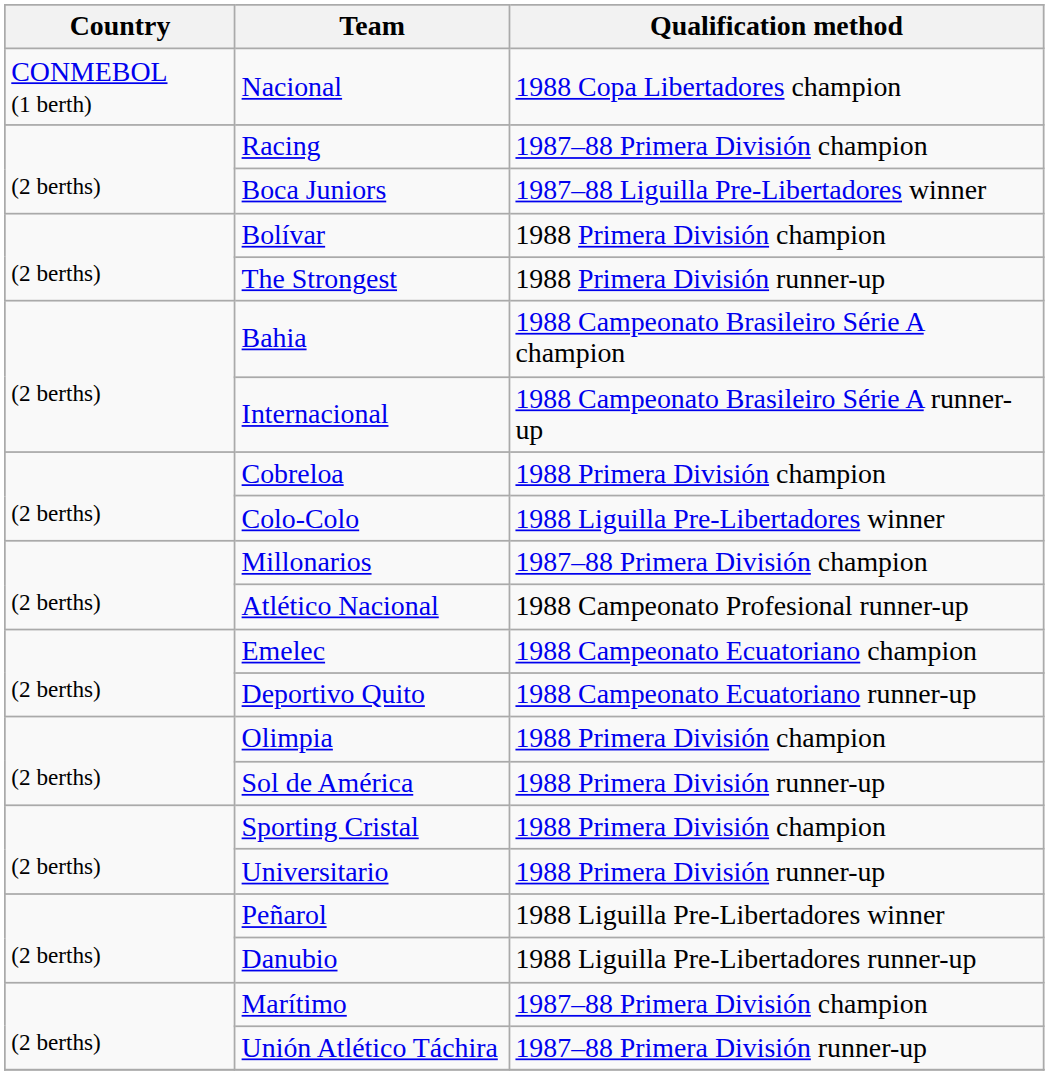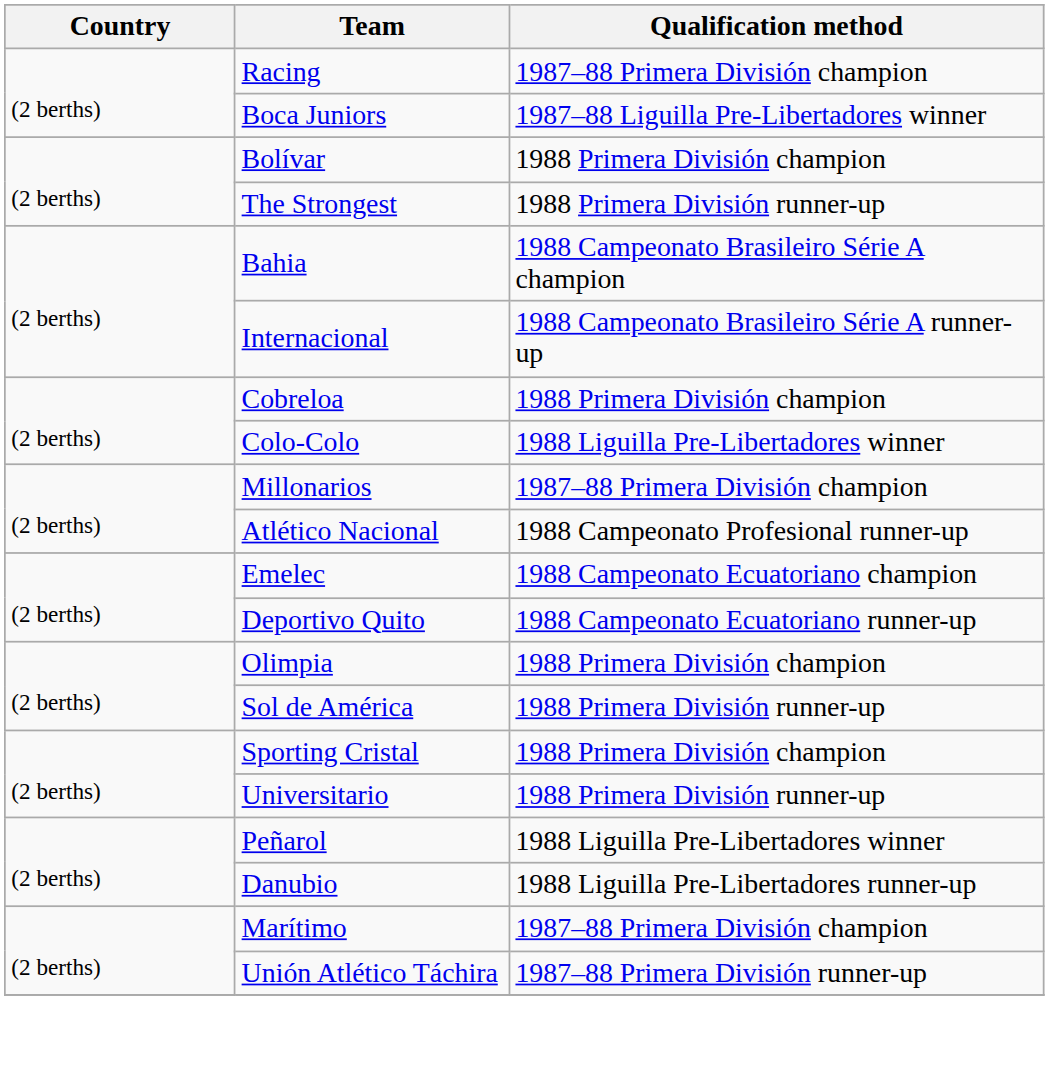- row: (292, 86)
